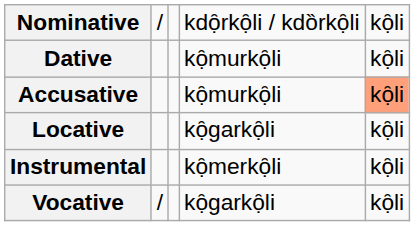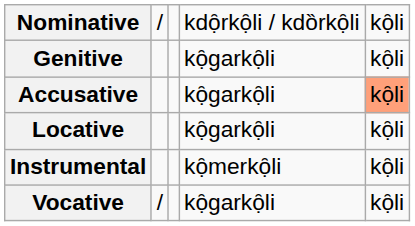+ row: (78, 58)
- row: (78, 58)
(233, 94) kọ̑murkọ̑li -> (229, 94) kọ̑garkọ̑li
